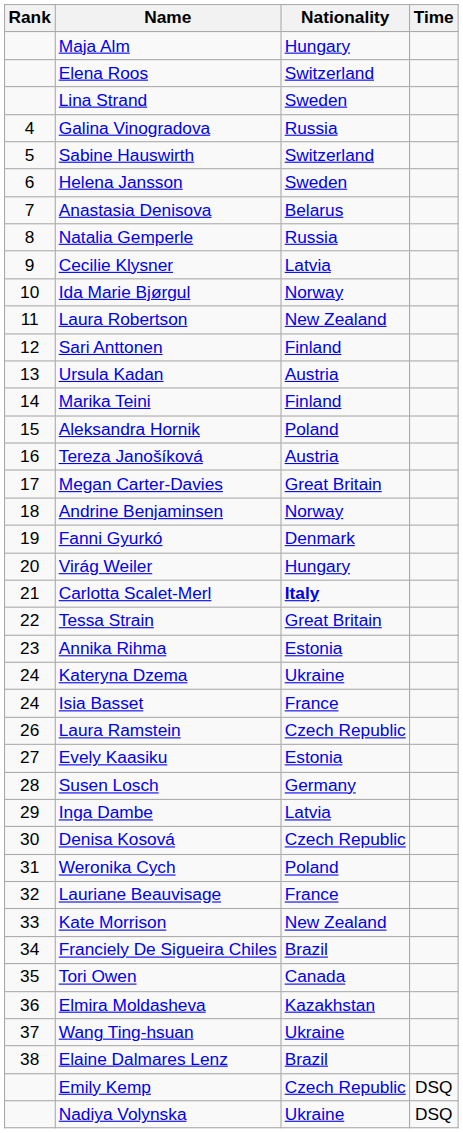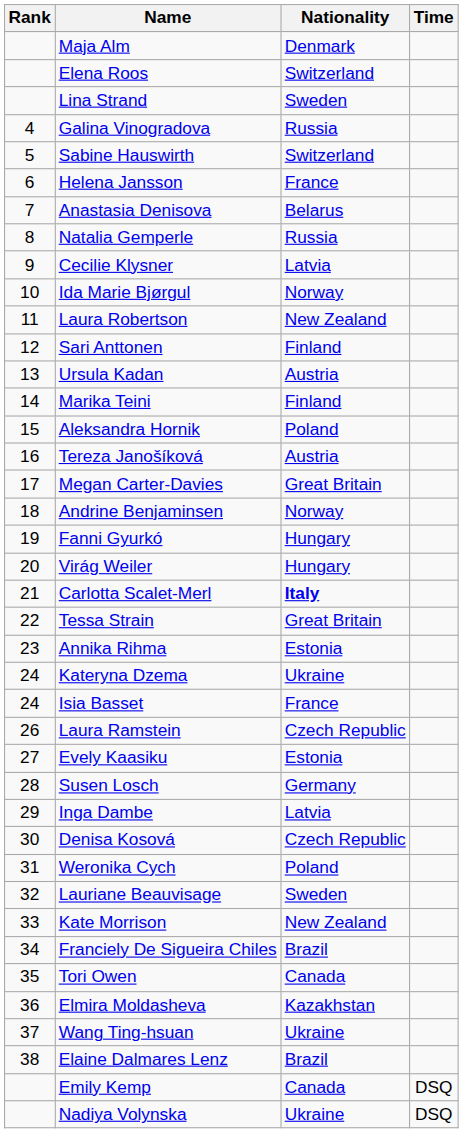(317, 45) Hungary -> (320, 45) Denmark
(316, 182) Sweden -> (312, 182) France
(320, 538) Denmark -> (317, 538) Hungary
(312, 895) France -> (316, 895) Sweden
(345, 1086) Czech Republic -> (315, 1086) Canada
